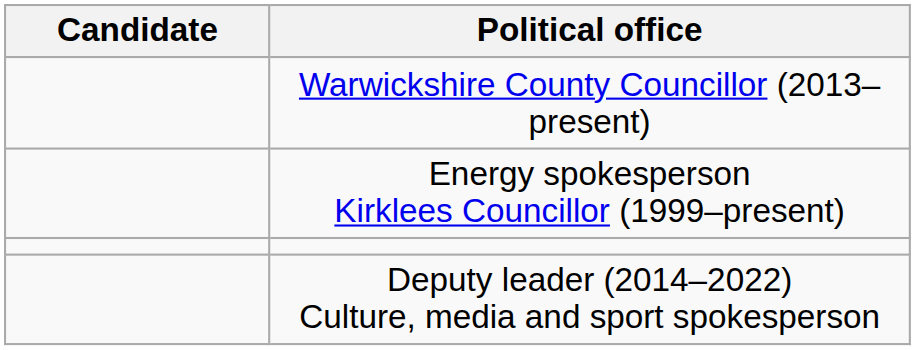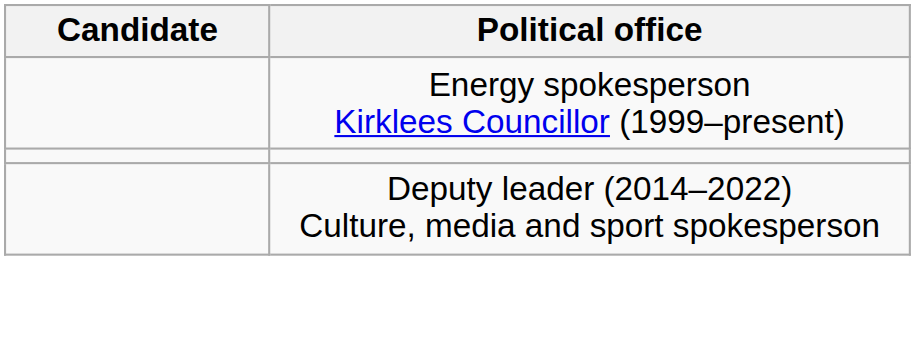- row: (590, 102)
